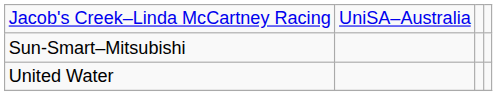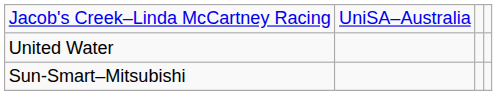rows swapped: (61, 76) <-> (97, 47)
